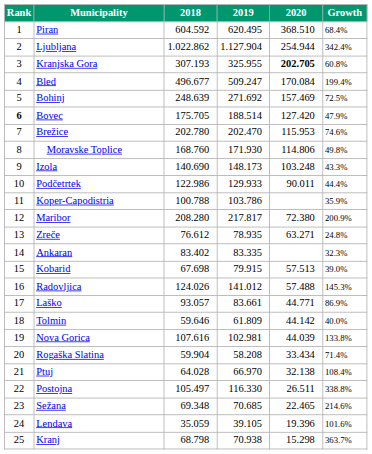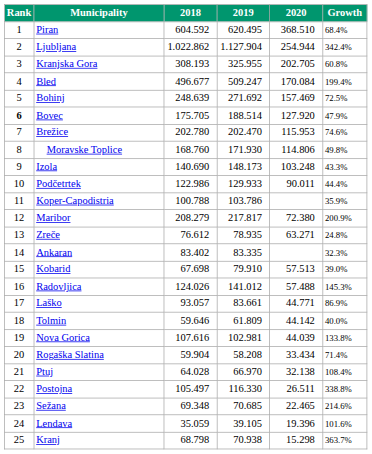(195, 64) 307.193 -> (195, 64) 308.193
(300, 64) bold -> (300, 64) normal
(300, 115) 127.420 -> (300, 115) 127.920
(195, 218) 208.280 -> (195, 218) 208.279
(250, 269) 79.915 -> (250, 269) 79.910
